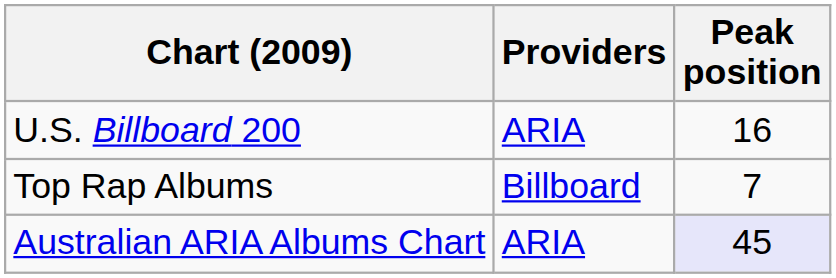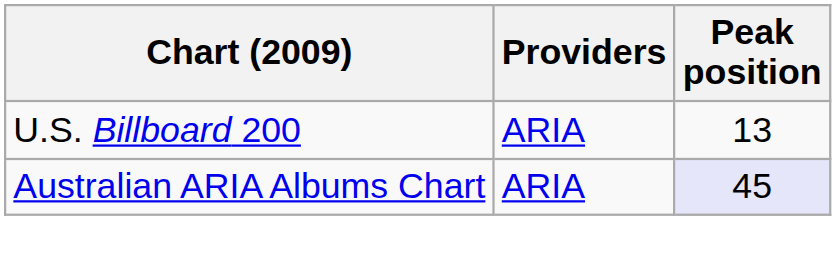(752, 129) 16 -> (752, 129) 13
- row: (143, 186)
